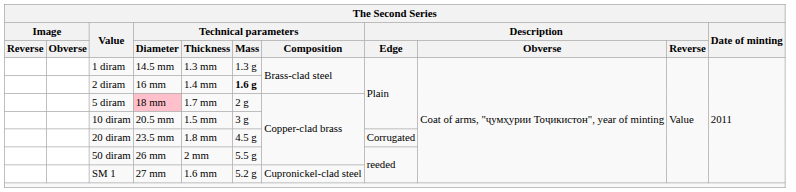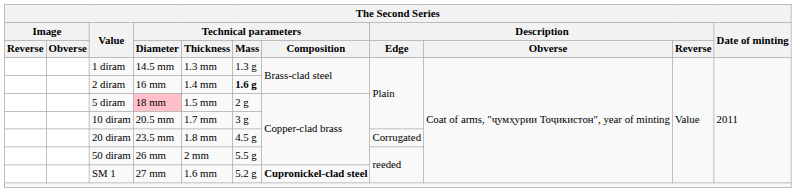(200, 102) 1.7 mm -> (200, 102) 1.5 mm
(200, 120) 1.5 mm -> (200, 120) 1.7 mm
(313, 174) normal -> (316, 174) bold
